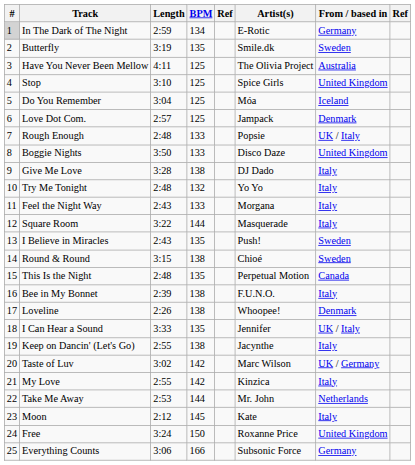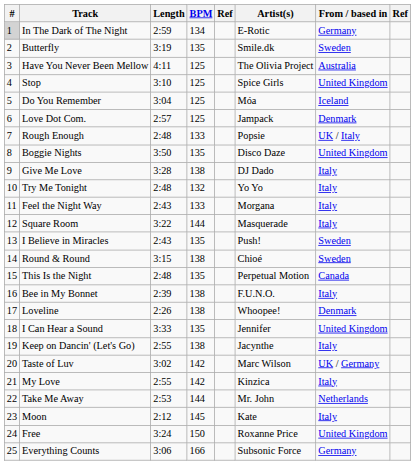(197, 153) 133 -> (197, 153) 135
(339, 328) UK / Italy -> (353, 328) United Kingdom
